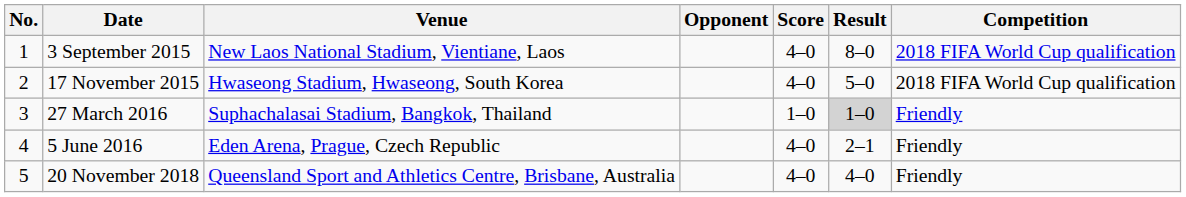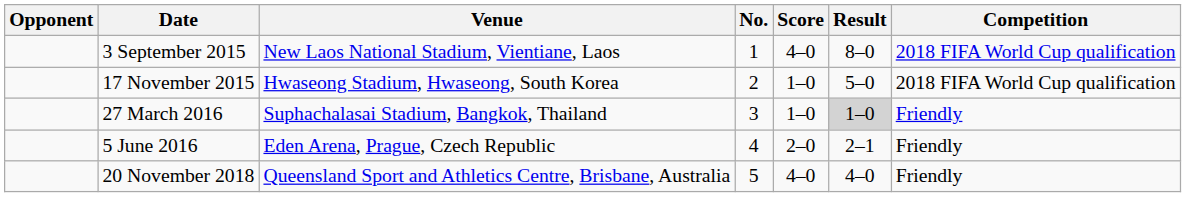columns swapped: (24, 20) <-> (726, 20)
(801, 82) 4–0 -> (801, 82) 1–0
(801, 144) 4–0 -> (801, 144) 2–0
